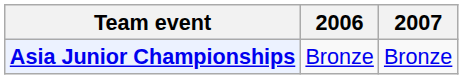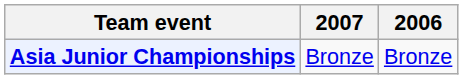columns swapped: (340, 22) <-> (418, 22)
